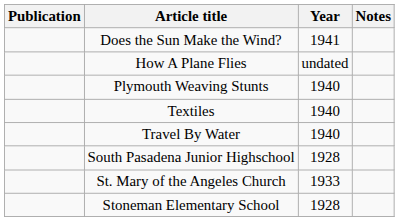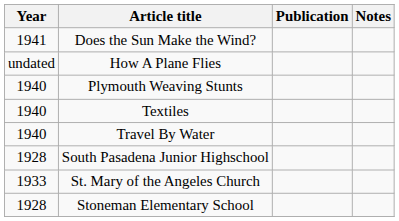columns swapped: (325, 16) <-> (44, 16)
